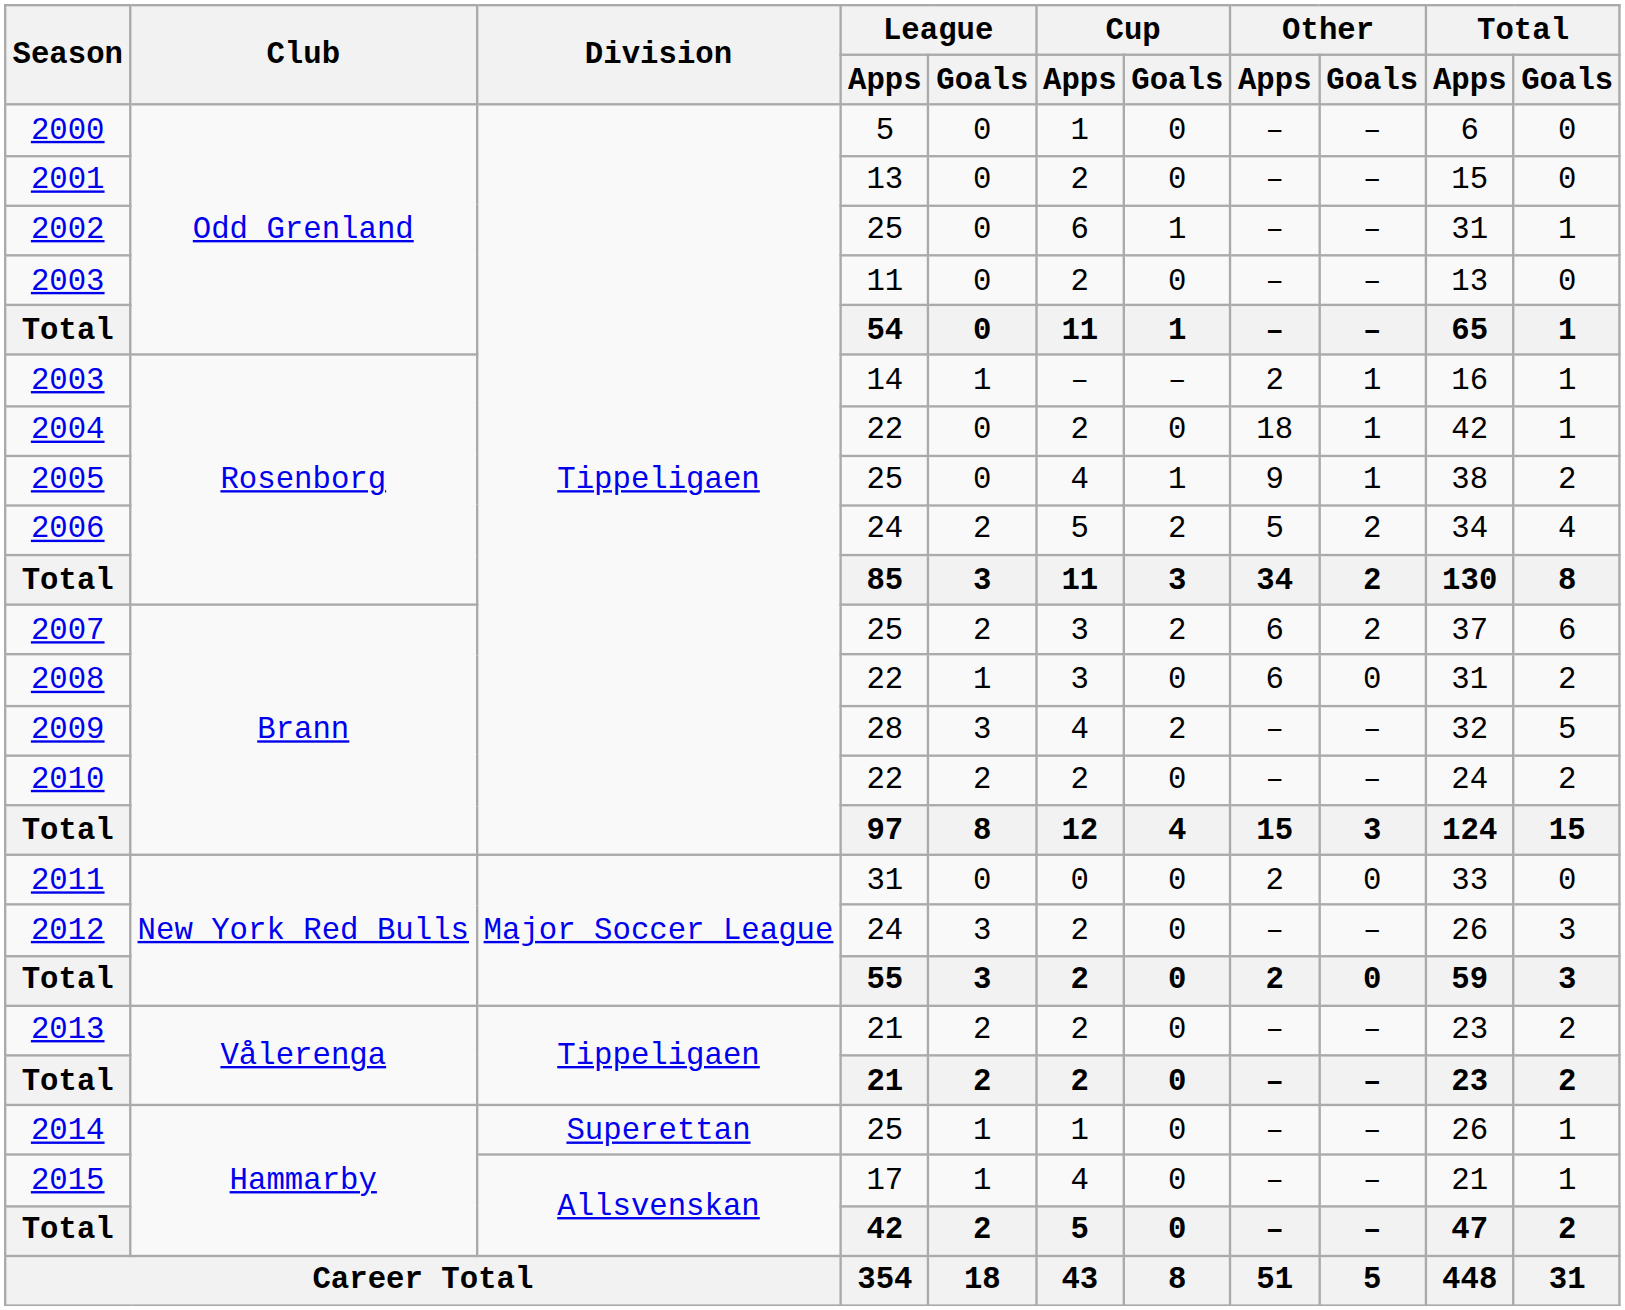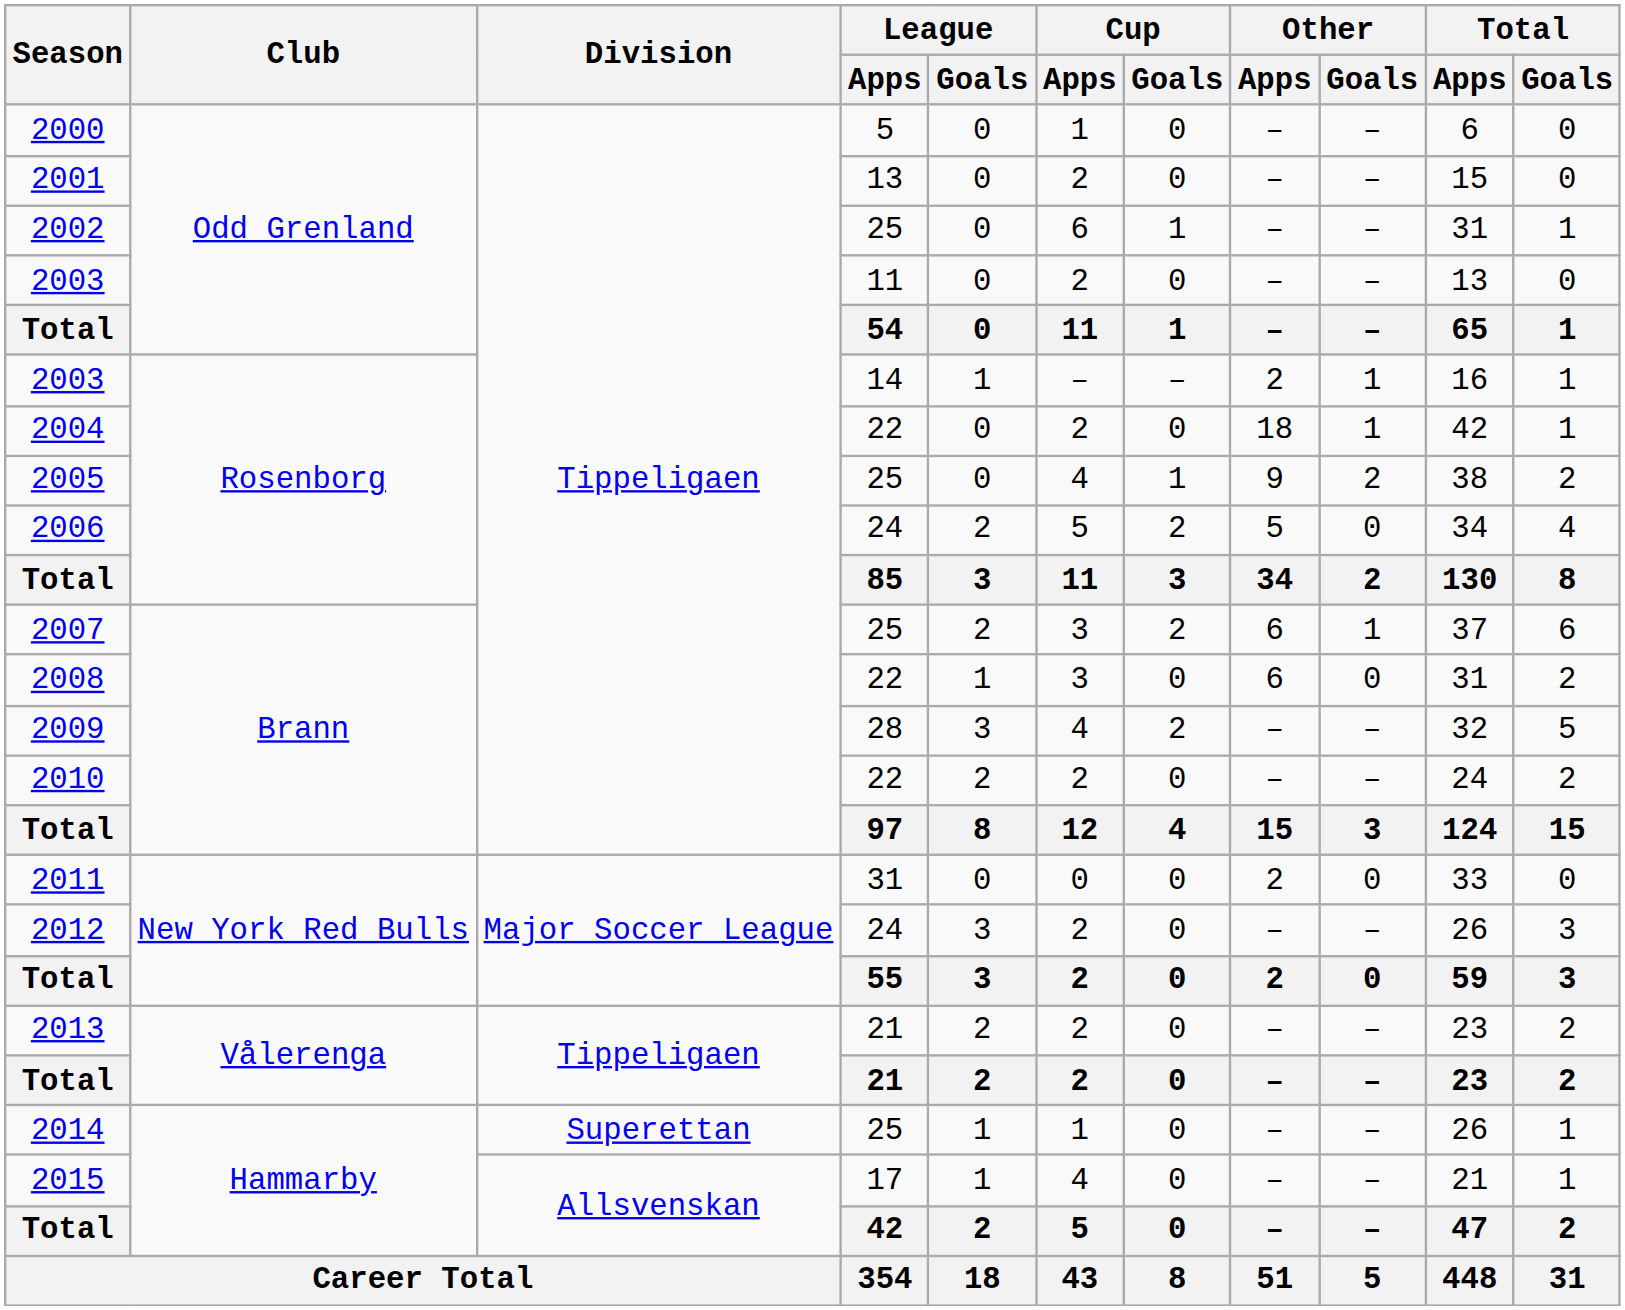(1372, 480) 1 -> (1372, 480) 2
(1372, 530) 2 -> (1372, 530) 0
(1372, 630) 2 -> (1372, 630) 1
